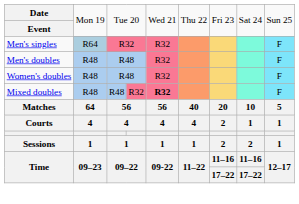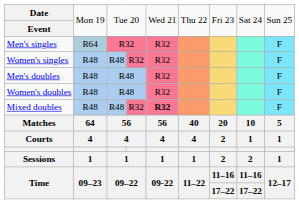+ row: (37, 60)
